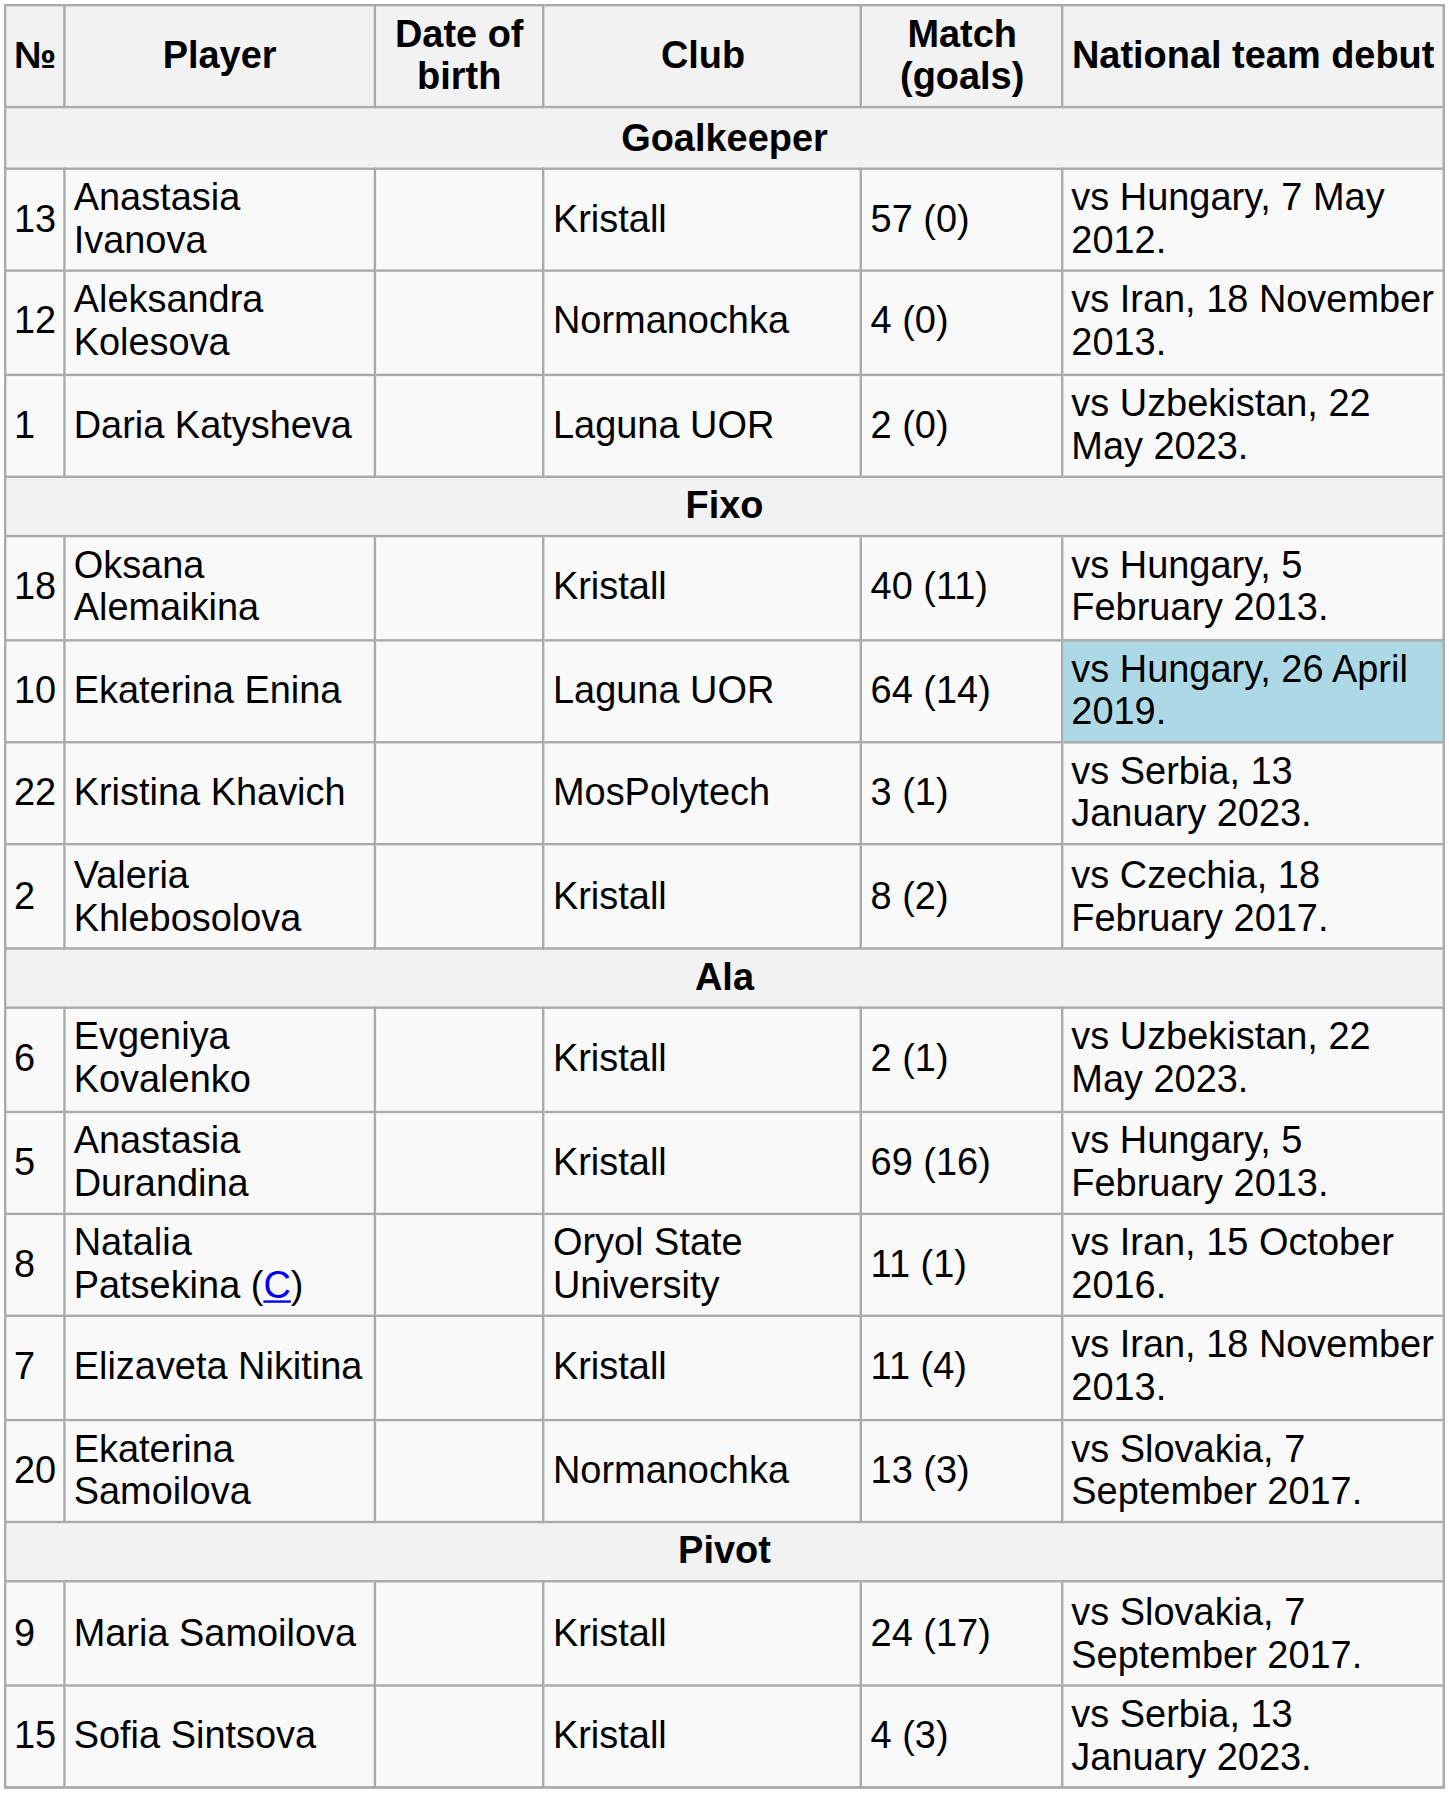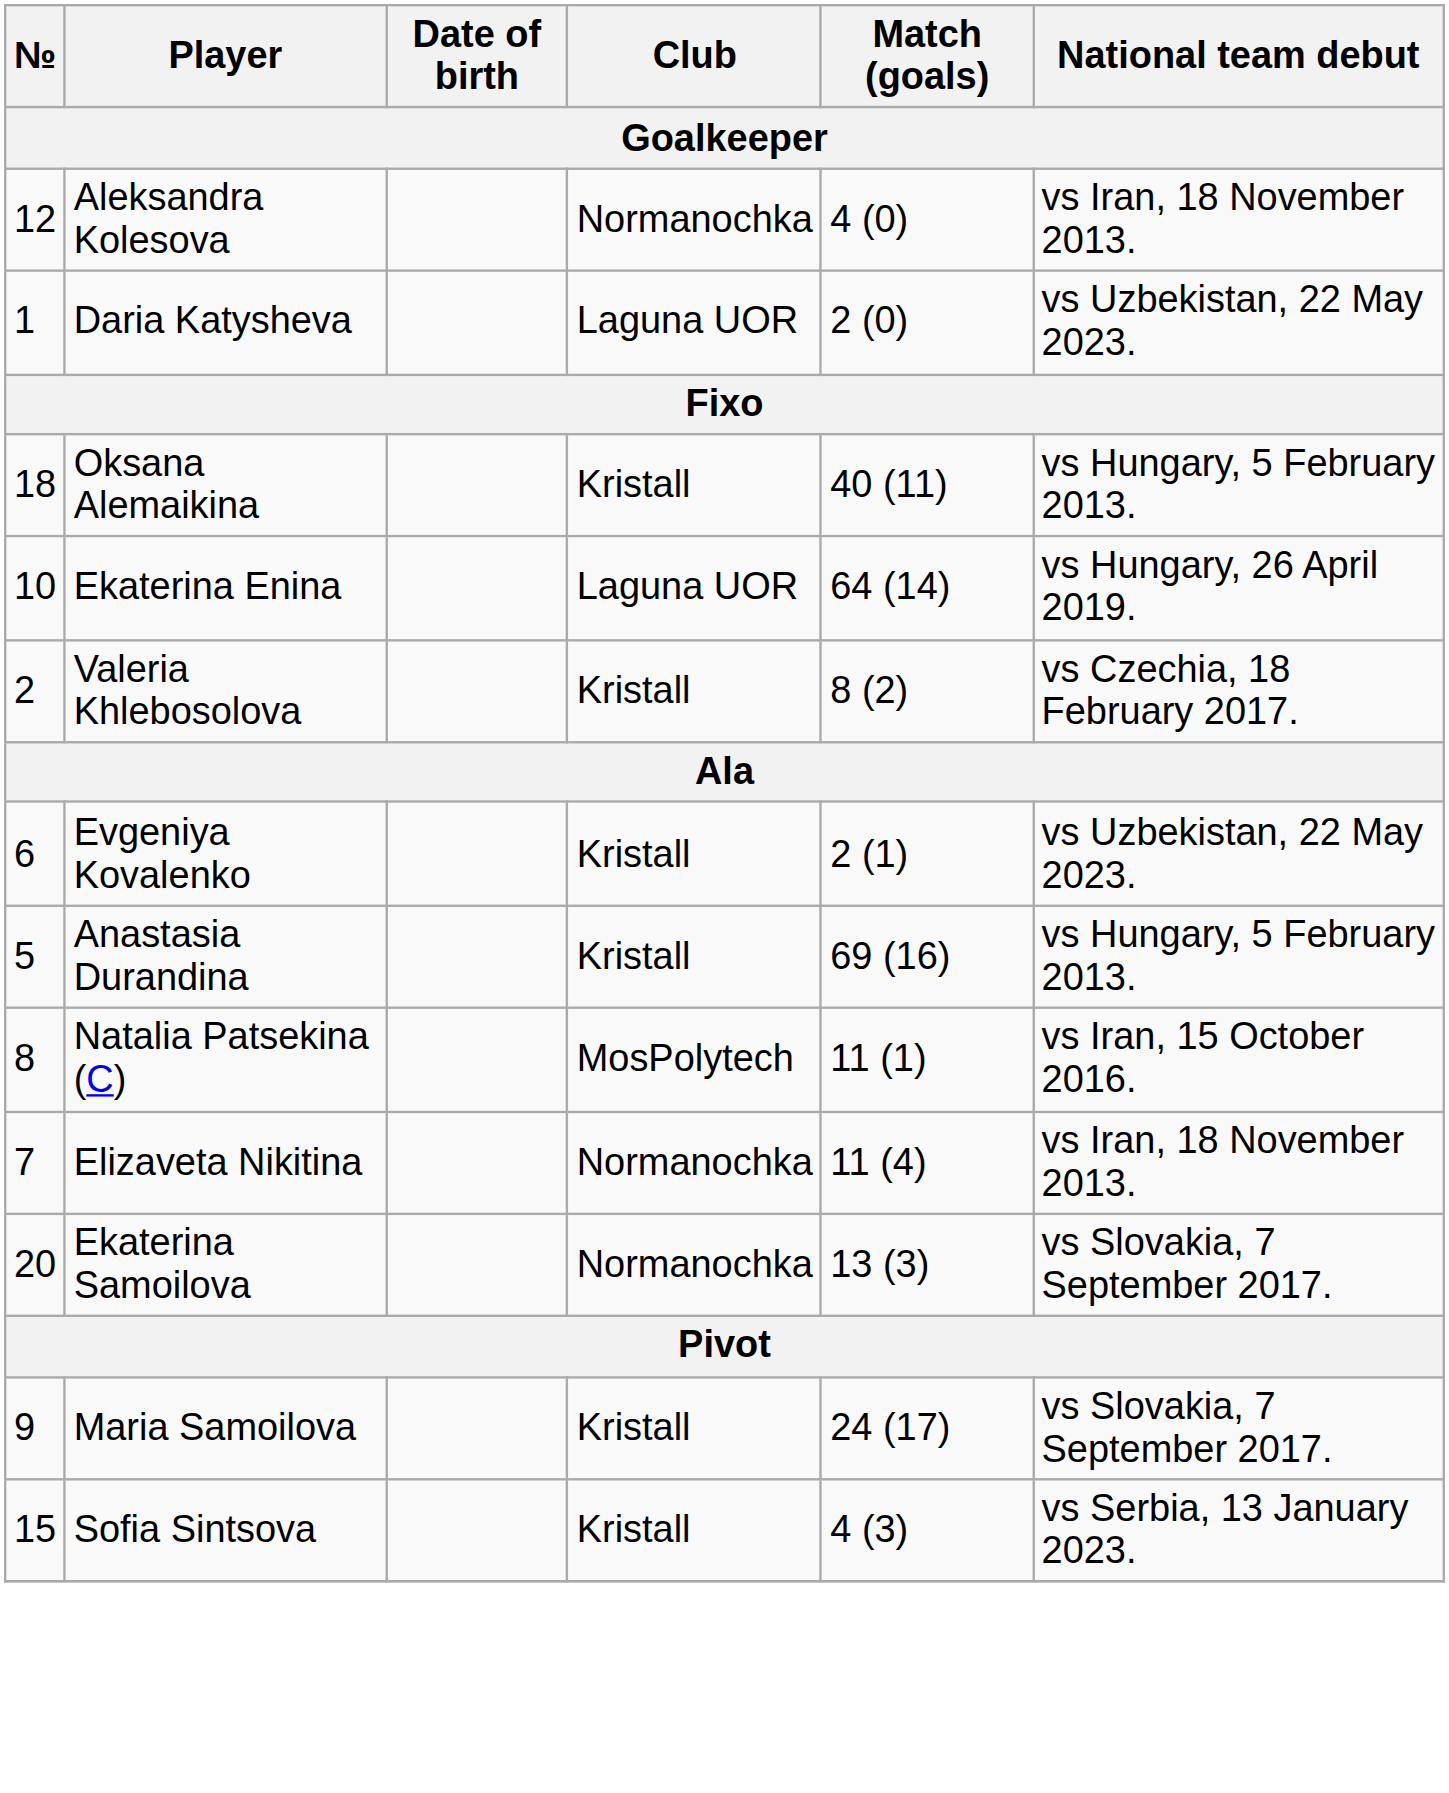- row: (157, 218)
(1240, 690) lightblue background -> (1210, 587) no background
- row: (210, 792)
(648, 1264) Oryol State University -> (685, 1058) MosPolytech
(610, 1367) Kristall -> (695, 1161) Normanochka
